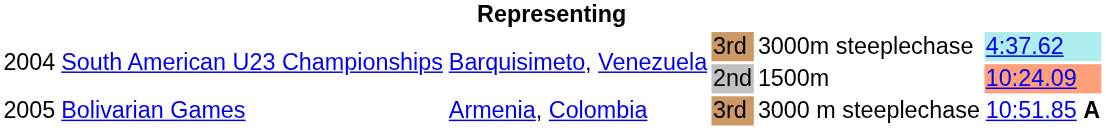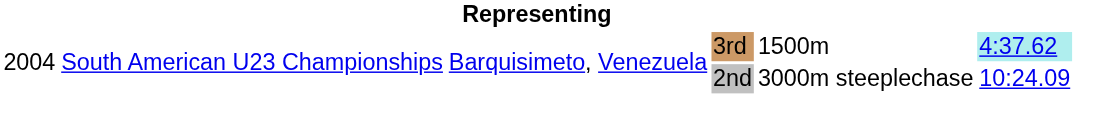(866, 46) 3000m steeplechase -> (794, 46) 1500m
(794, 78) 1500m -> (866, 78) 3000m steeplechase
(1031, 78) lightsalmon background -> (1025, 78) no background
- row: (29, 110)
